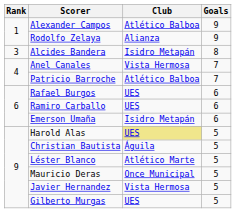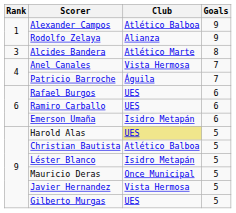(159, 52) Isidro Metapán -> (159, 52) Atlético Marte
(162, 79) Atlético Balboa -> (139, 79) Águila
(139, 147) Águila -> (162, 147) Atlético Balboa
(159, 160) Atlético Marte -> (159, 160) Isidro Metapán
